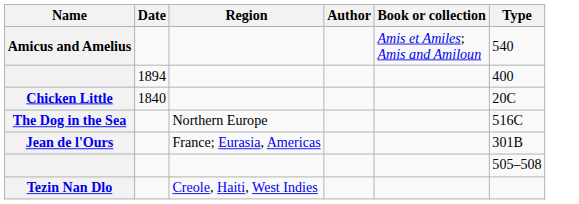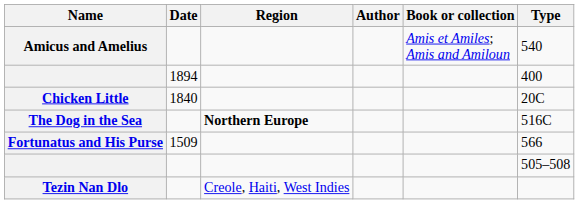(220, 120) normal -> (256, 120) bold
+ row: (85, 143)
- row: (69, 143)
